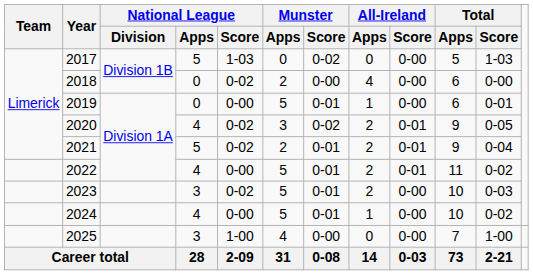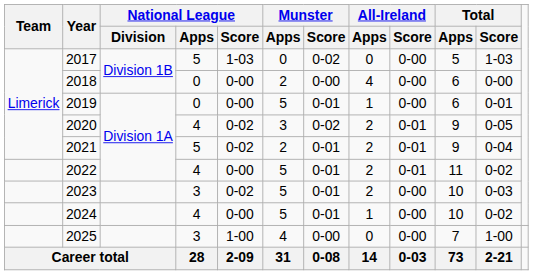(240, 81) 0-02 -> (240, 81) 0-00
